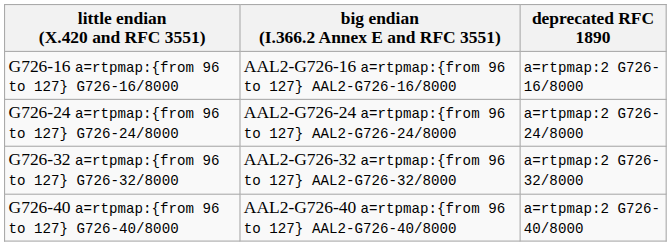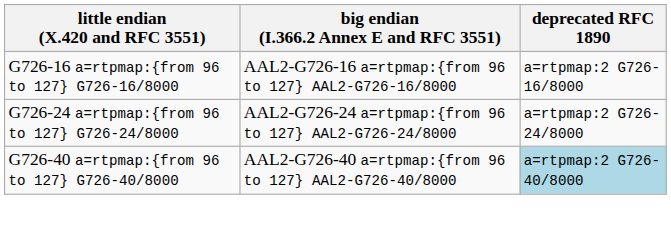- row: (114, 170)
(592, 219) no background -> (592, 172) lightblue background
